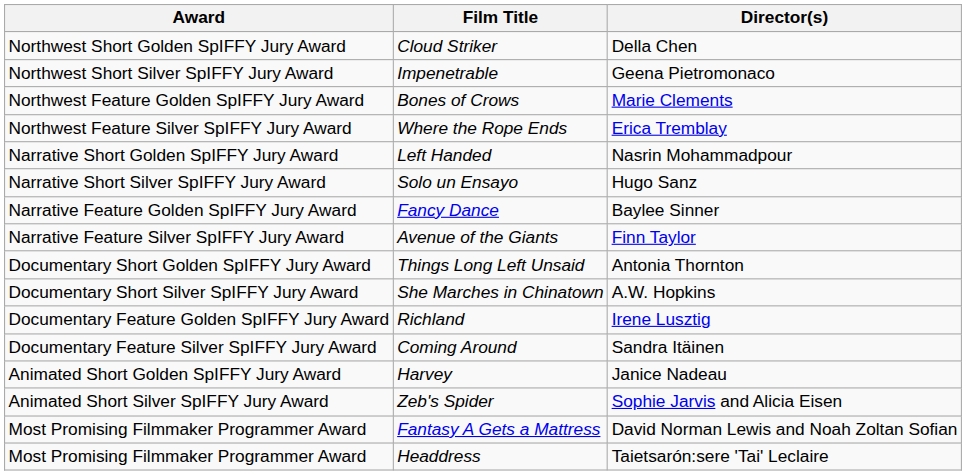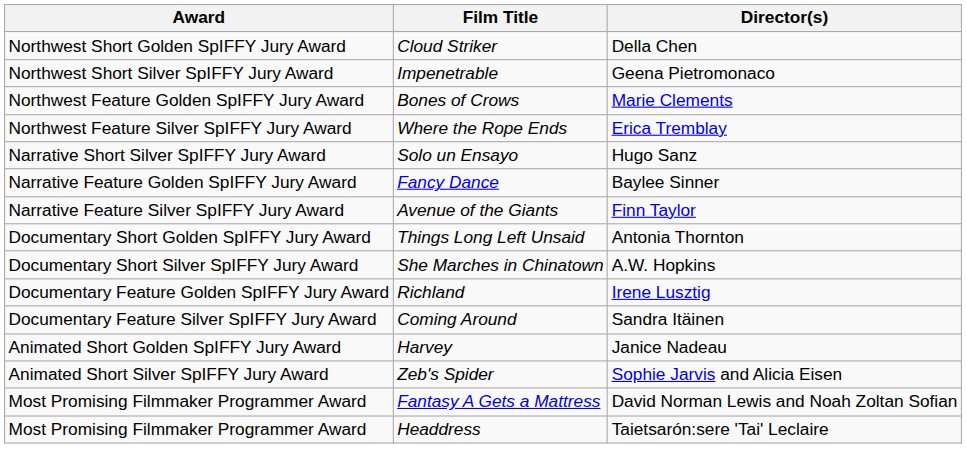- row: (444, 155)
